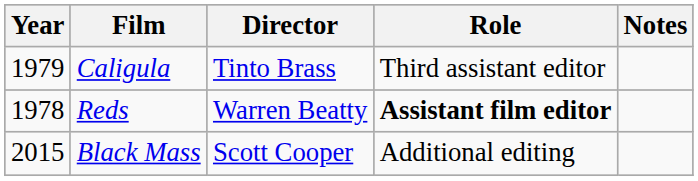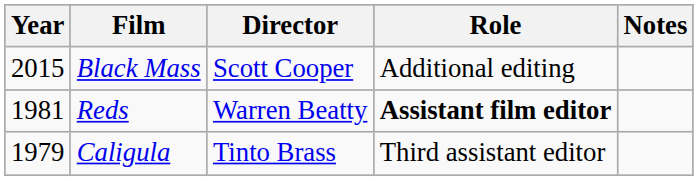rows swapped: (124, 68) <-> (139, 152)
(38, 110) 1978 -> (38, 110) 1981
